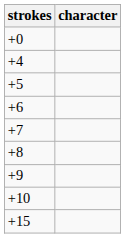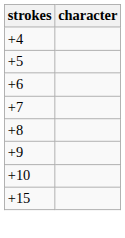- row: (15, 38)
